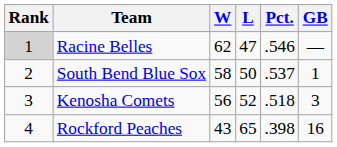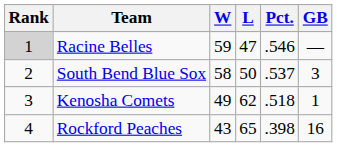(223, 45) 62 -> (223, 45) 59
(315, 73) 1 -> (315, 73) 3
(223, 100) 56 -> (223, 100) 49
(248, 100) 52 -> (248, 100) 62
(315, 100) 3 -> (315, 100) 1
